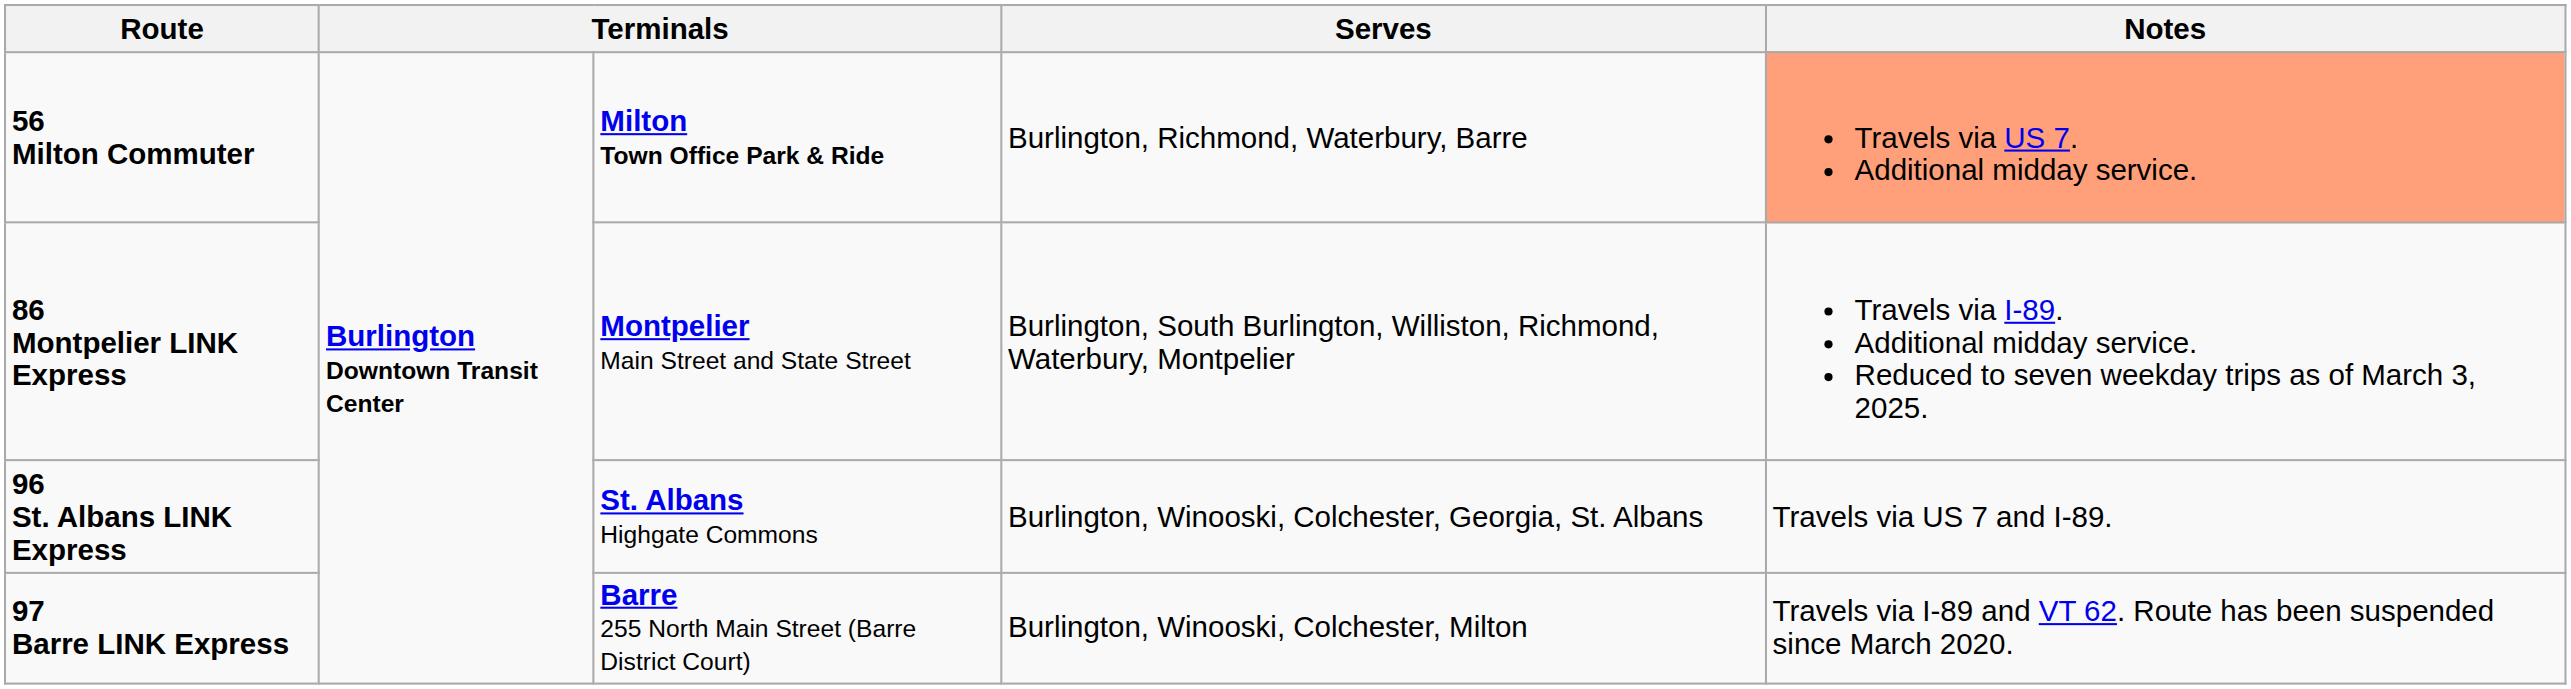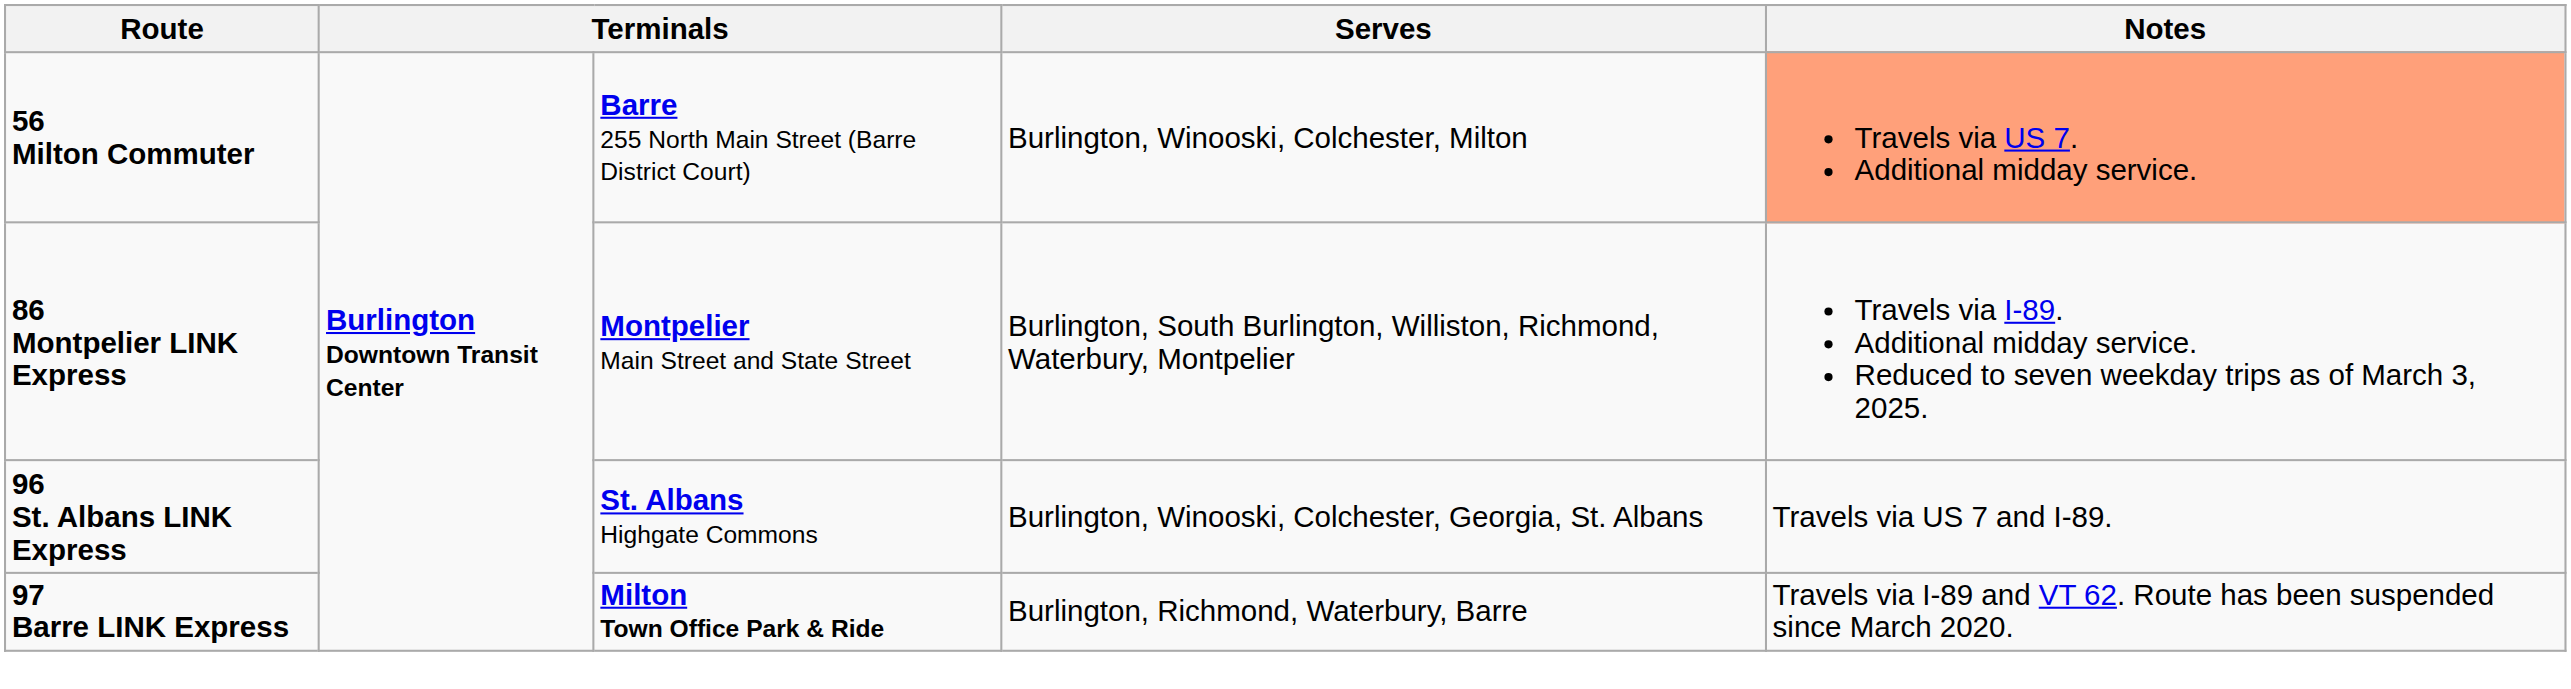(742, 138) Milton Town Office Park & Ride -> (758, 138) Barre 255 North Main Street (Barre District Court)
(1268, 138) Burlington, Richmond, Waterbury, Barre -> (1268, 138) Burlington, Winooski, Colchester, Milton
(758, 628) Barre 255 North Main Street (Barre District Court) -> (742, 612) Milton Town Office Park & Ride
(1268, 628) Burlington, Winooski, Colchester, Milton -> (1268, 612) Burlington, Richmond, Waterbury, Barre
